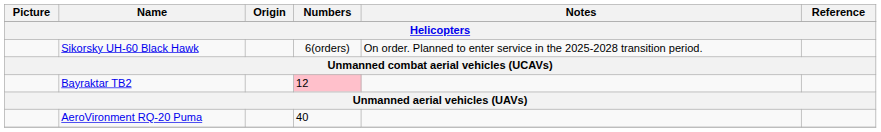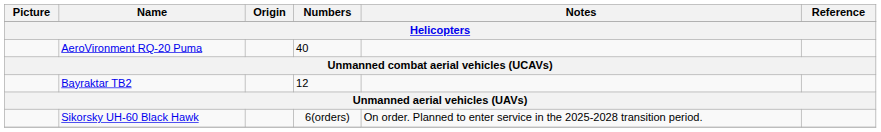rows swapped: (130, 48) <-> (132, 118)
(302, 83) pink background -> (302, 83) no background
